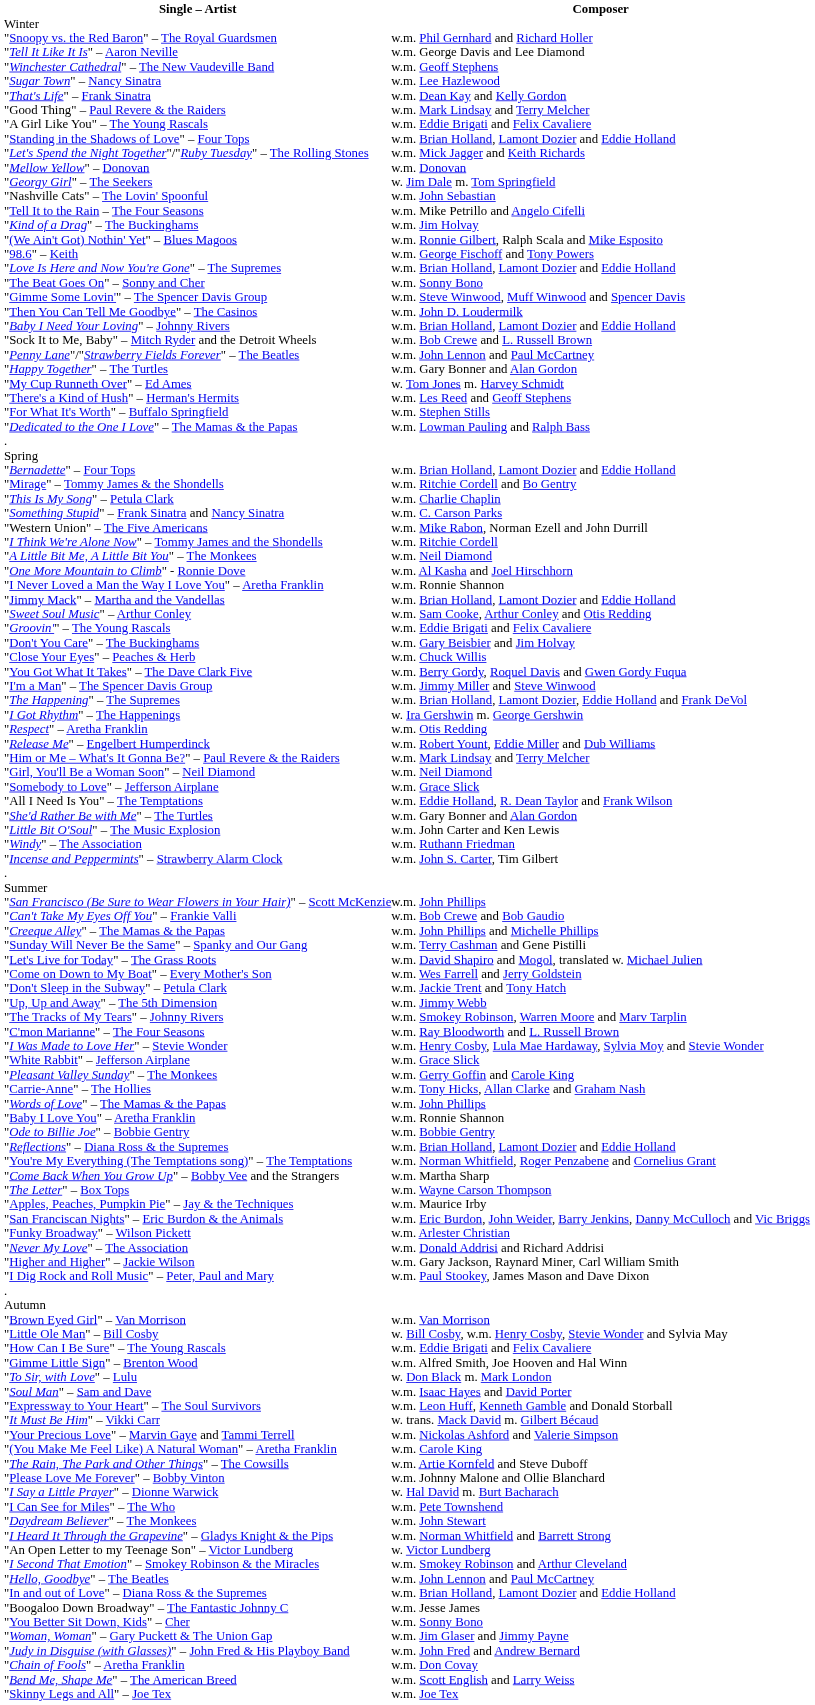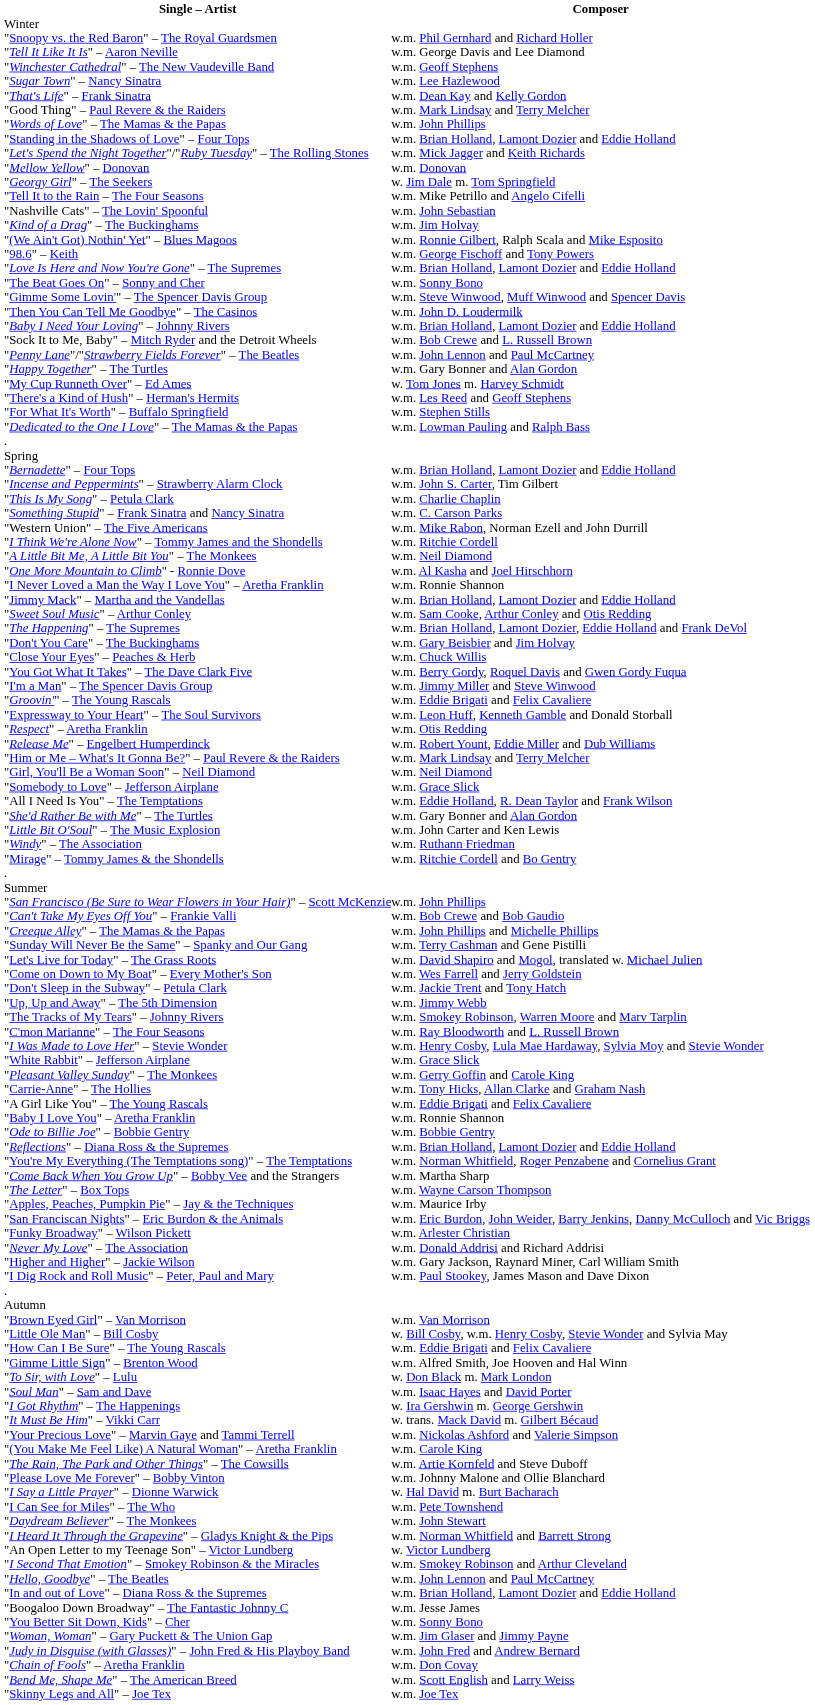rows swapped: (115, 1103) <-> (106, 124)
rows swapped: (106, 196) <-> (104, 210)
rows swapped: (143, 858) <-> (114, 484)
rows swapped: (92, 700) <-> (87, 628)
rows swapped: (92, 714) <-> (132, 1406)
